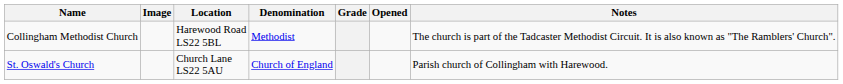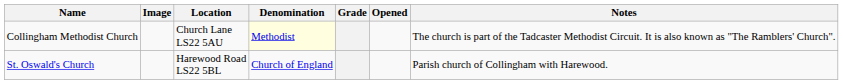(211, 36) Harewood Road LS22 5BL -> (204, 36) Church Lane LS22 5AU
(273, 36) no background -> (273, 36) lightyellow background
(204, 65) Church Lane LS22 5AU -> (211, 65) Harewood Road LS22 5BL
